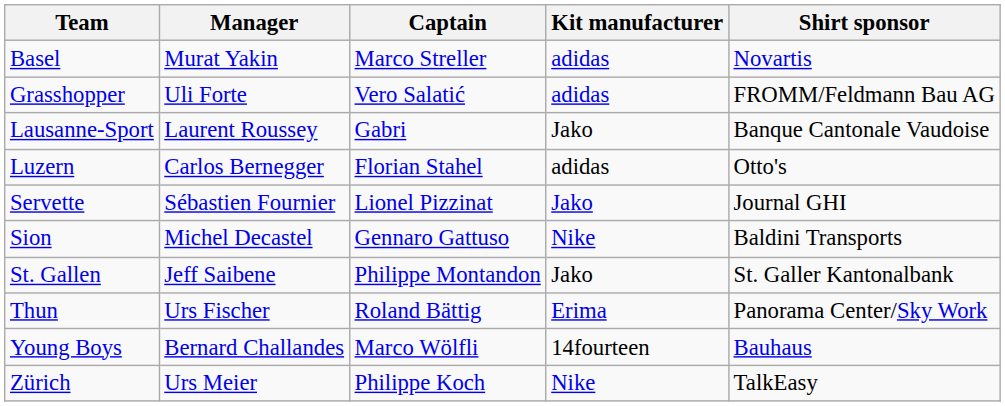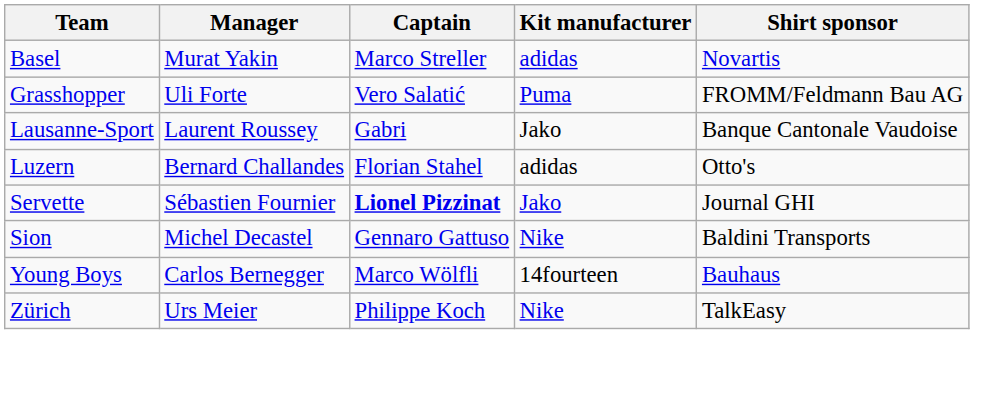(580, 94) adidas -> (545, 94) Puma
(244, 166) Carlos Bernegger -> (254, 166) Bernard Challandes
(424, 202) normal -> (427, 202) bold
- row: (55, 274)
- row: (34, 310)
(254, 346) Bernard Challandes -> (244, 274) Carlos Bernegger
